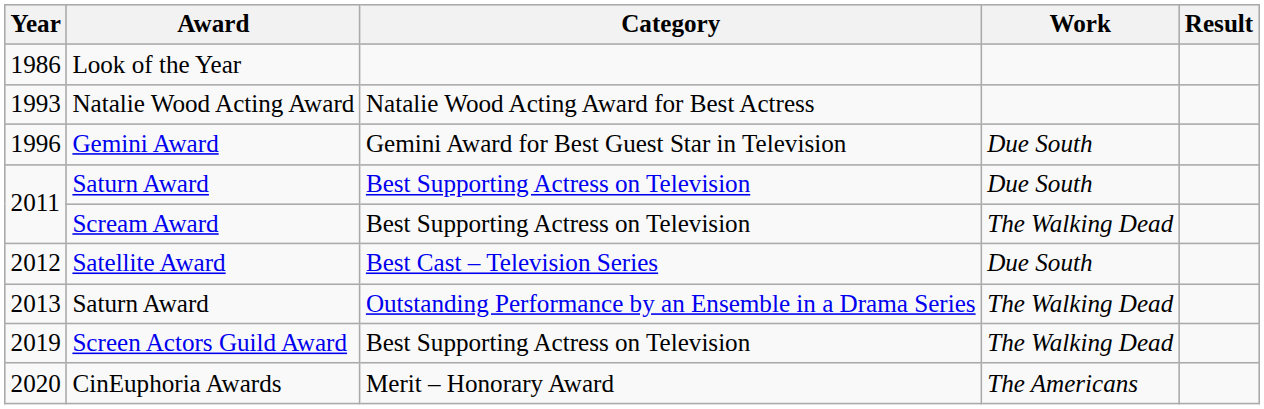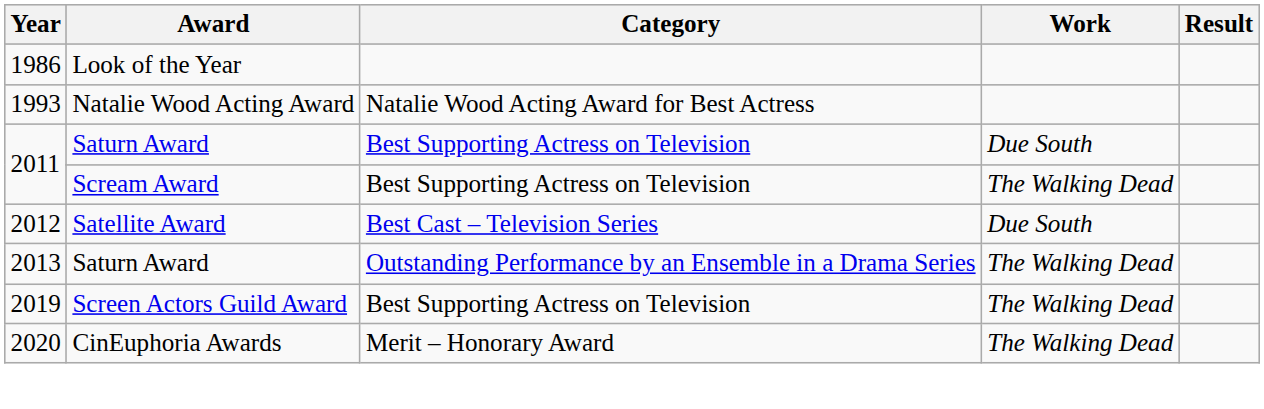- row: (36, 143)
(1063, 382) The Americans -> (1080, 343) The Walking Dead
